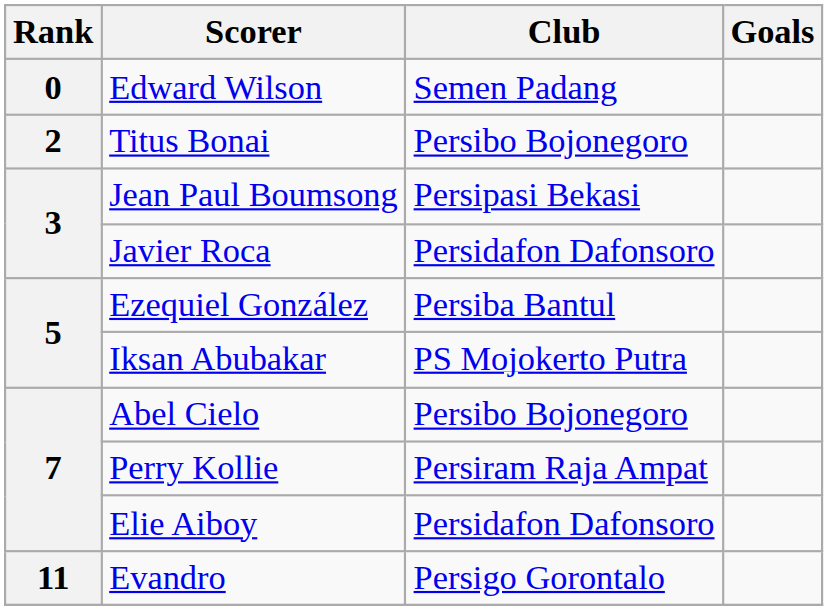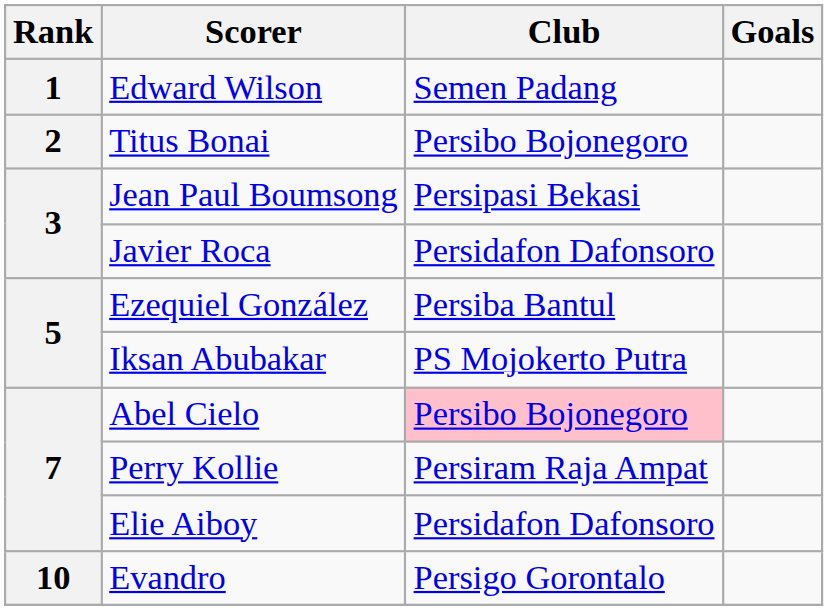(53, 86) 0 -> (53, 86) 1
(551, 413) no background -> (551, 413) pink background
(53, 577) 11 -> (53, 577) 10
